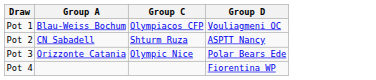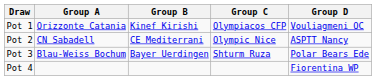+ column: (169, 11)
(81, 26) Blau-Weiss Bochum -> (81, 26) Orizzonte Catania
(159, 40) Shturm Ruza -> (244, 40) Olympic Nice
(81, 54) Orizzonte Catania -> (81, 54) Blau-Weiss Bochum
(162, 54) Olympic Nice -> (242, 54) Shturm Ruza
